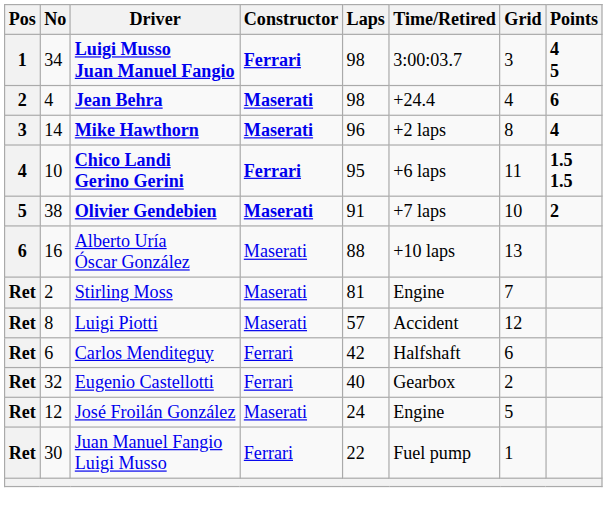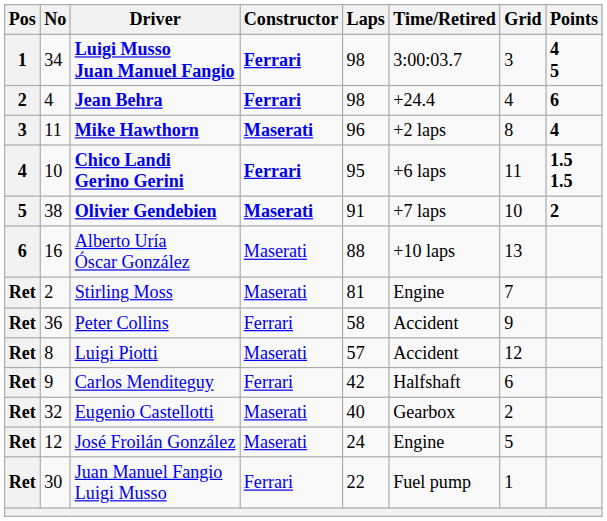(278, 100) Maserati -> (272, 100) Ferrari
(53, 130) 14 -> (53, 130) 11
+ row: (122, 322)
(49, 352) 6 -> (49, 382) 9
(268, 382) Ferrari -> (275, 411) Maserati
